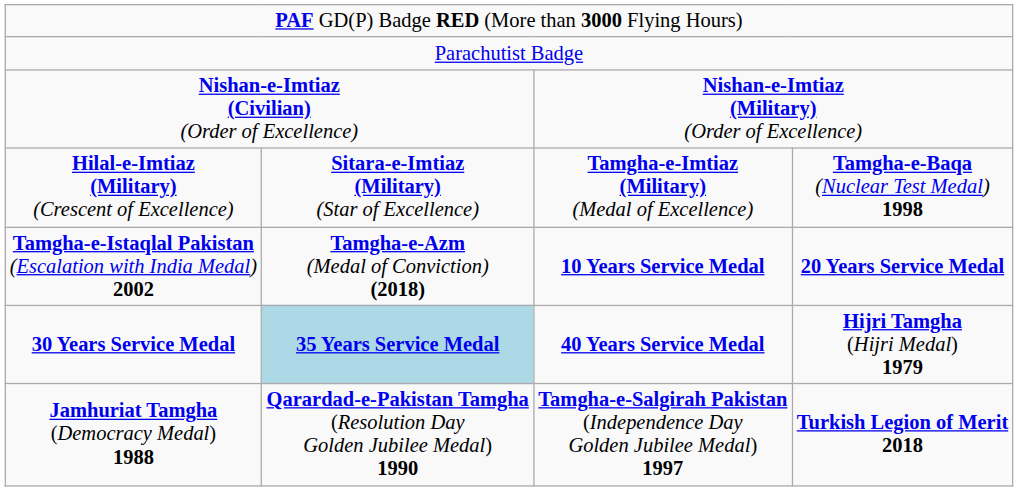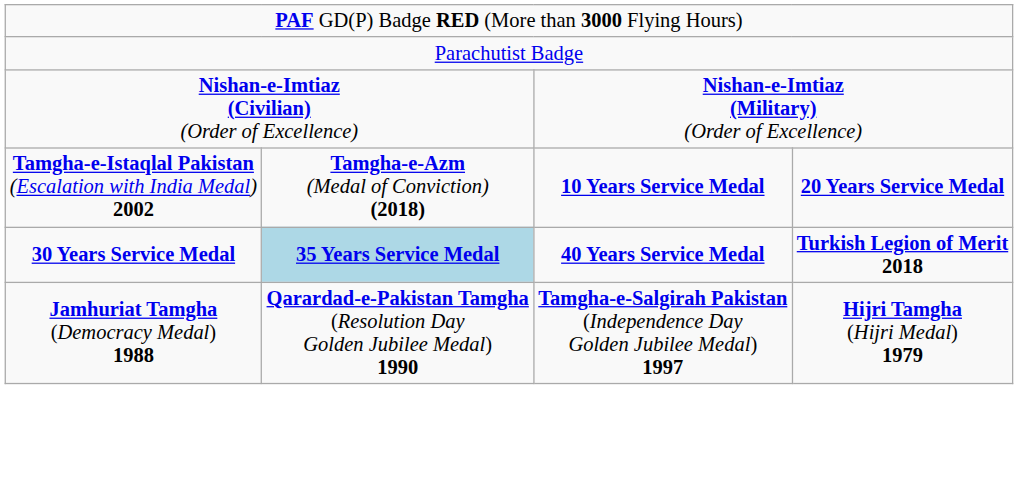- row: (133, 187)
(902, 344) Hijri Tamgha (Hijri Medal) 1979 -> (902, 254) Turkish Legion of Merit 2018
(902, 434) Turkish Legion of Merit 2018 -> (902, 332) Hijri Tamgha (Hijri Medal) 1979
